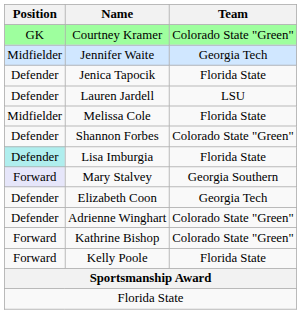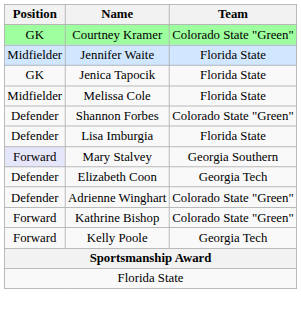(233, 55) Georgia Tech -> (233, 55) Florida State
(35, 75) Defender -> (35, 75) GK
- row: (117, 95)
(35, 156) paleturquoise background -> (35, 136) no background
(233, 258) Florida State -> (233, 237) Georgia Tech
